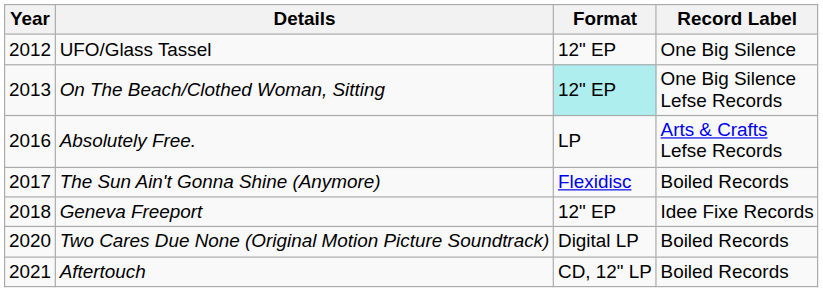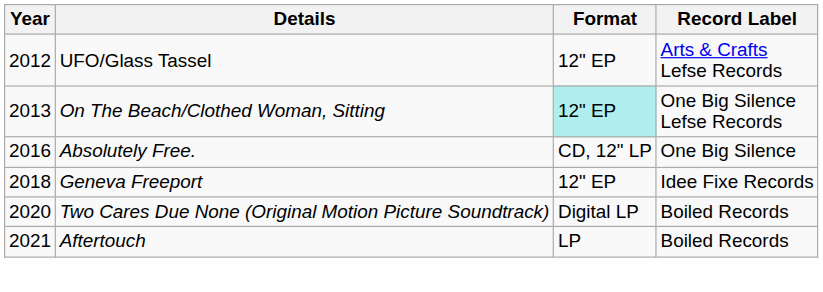(728, 49) One Big Silence -> (721, 60) Arts & Crafts Lefse Records
(570, 141) LP -> (605, 151) CD, 12" LP
(721, 141) Arts & Crafts Lefse Records -> (728, 151) One Big Silence
- row: (220, 181)
(605, 271) CD, 12" LP -> (570, 241) LP
